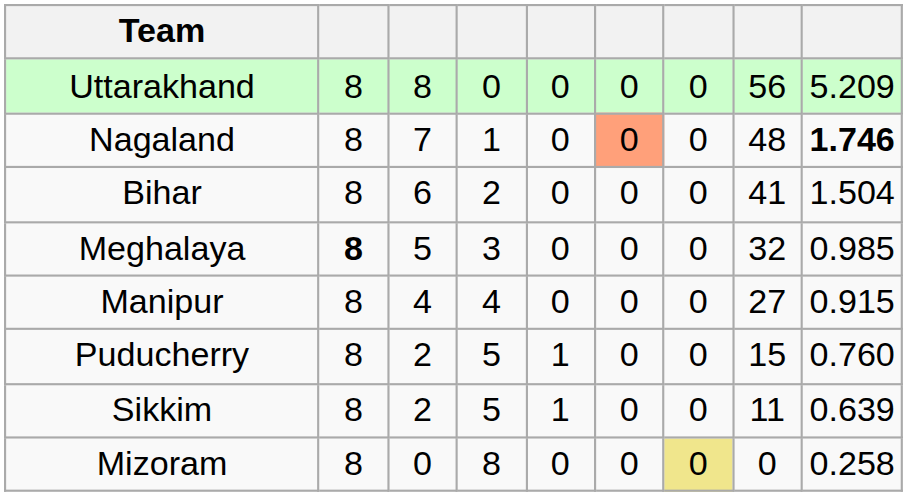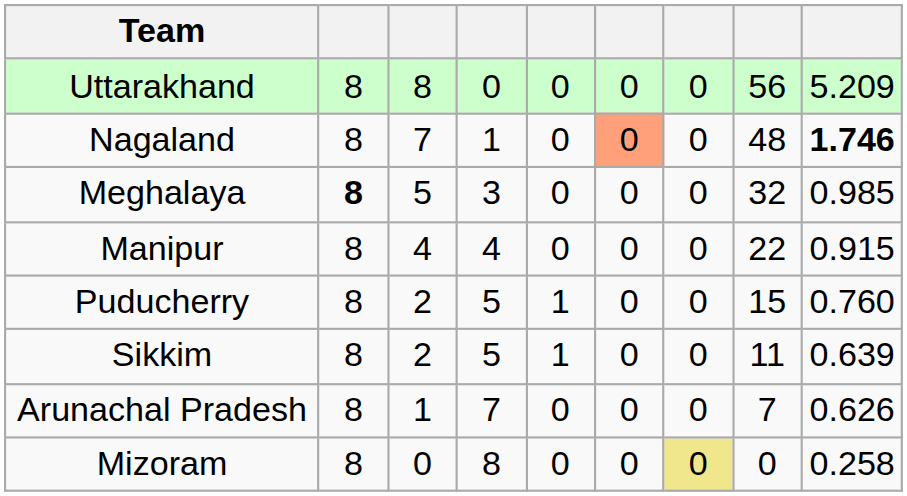- row: (162, 193)
(767, 301) 27 -> (767, 247) 22
+ row: (162, 409)
